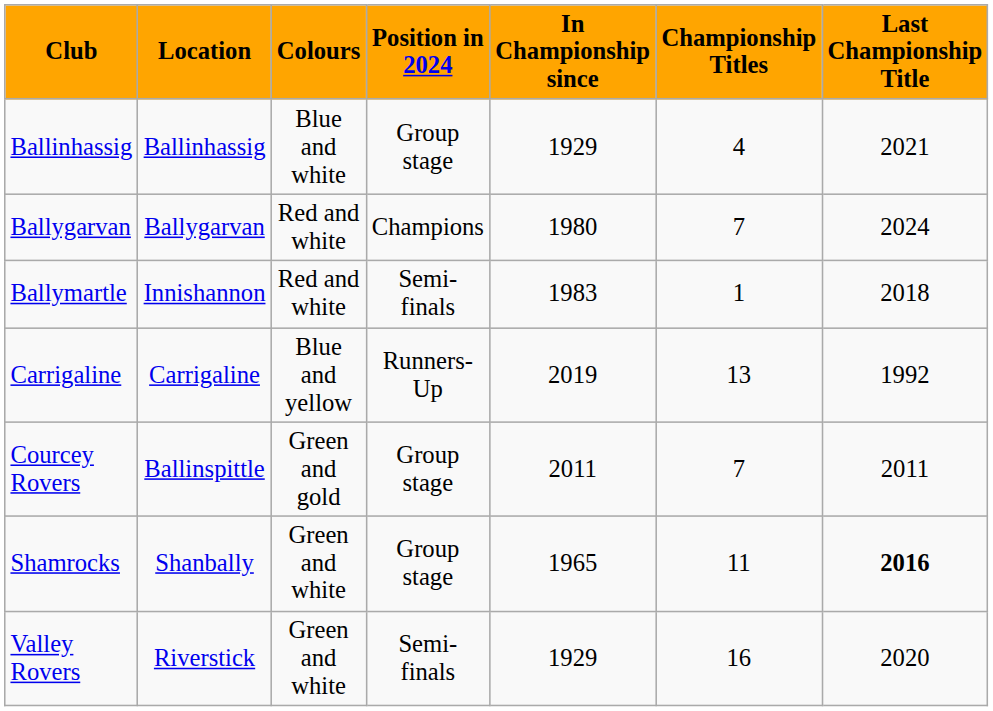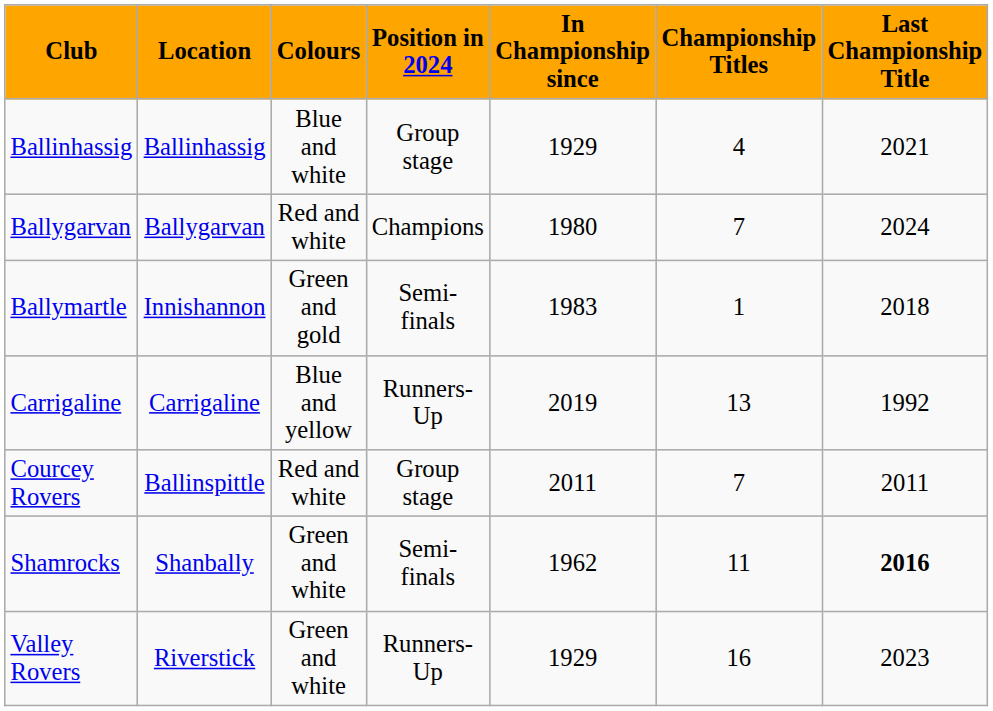(319, 293) Red and white -> (319, 307) Green and gold
(319, 468) Green and gold -> (319, 482) Red and white
(428, 563) Group stage -> (428, 563) Semi-finals
(573, 563) 1965 -> (573, 563) 1962
(428, 657) Semi-finals -> (428, 657) Runners-Up
(905, 657) 2020 -> (905, 657) 2023
